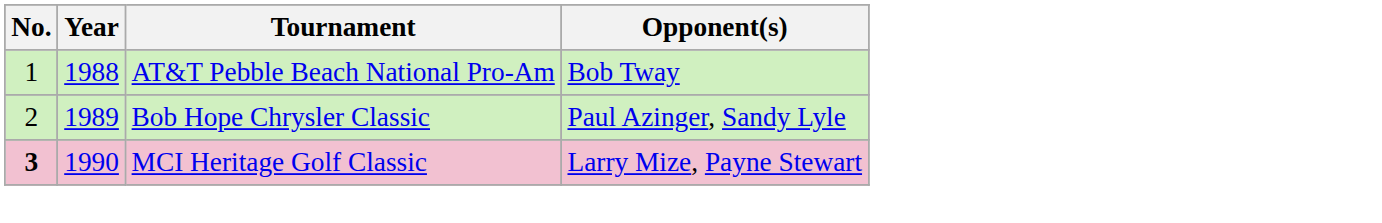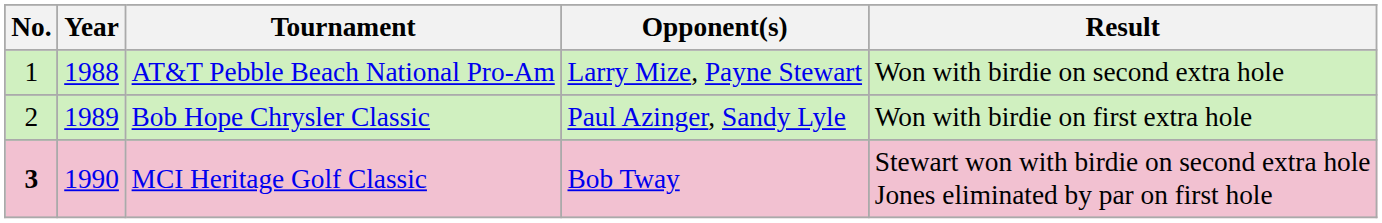+ column: (1123, 27)
(624, 72) Bob Tway -> (715, 72) Larry Mize, Payne Stewart
(715, 162) Larry Mize, Payne Stewart -> (624, 178) Bob Tway
